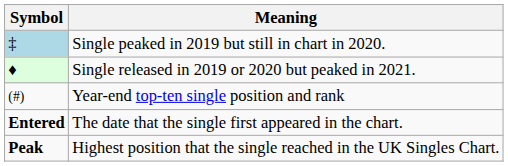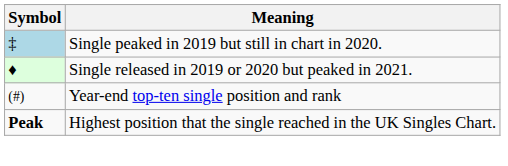- row: (238, 122)
